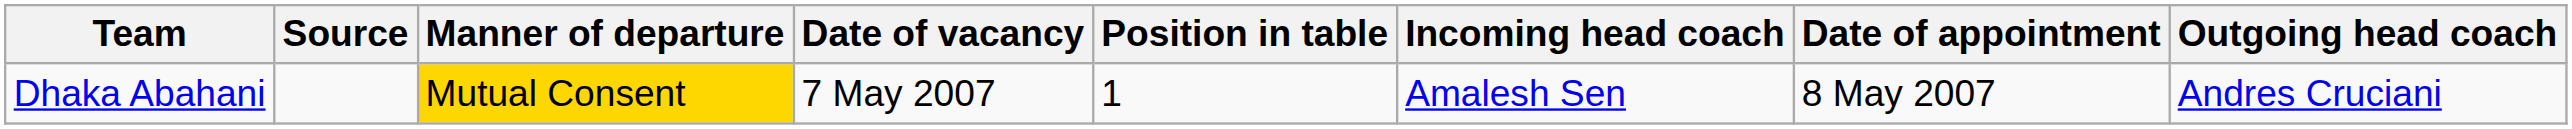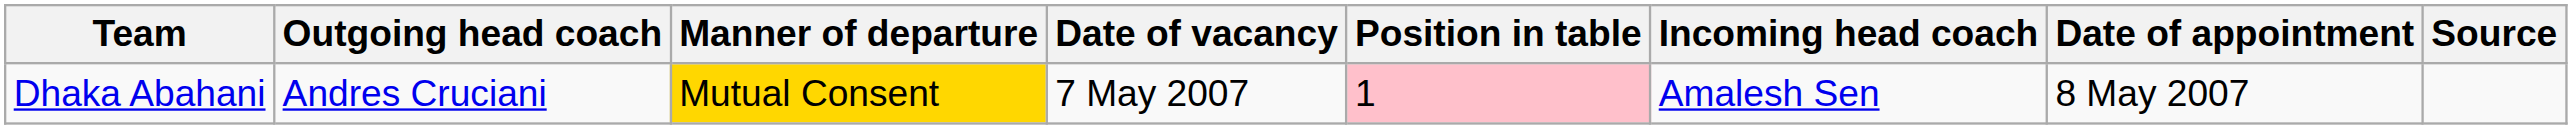columns swapped: (2367, 33) <-> (346, 33)
(1112, 92) no background -> (1365, 92) pink background
